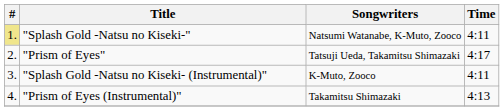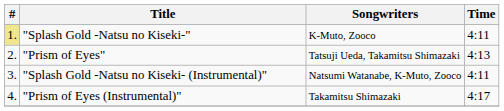(385, 35) Natsumi Watanabe, K-Muto, Zooco -> (342, 35) K-Muto, Zooco
(479, 55) 4:17 -> (479, 55) 4:13
(342, 76) K-Muto, Zooco -> (385, 76) Natsumi Watanabe, K-Muto, Zooco
(479, 95) 4:13 -> (479, 95) 4:17
